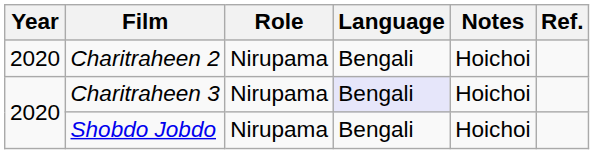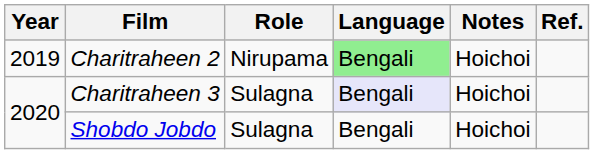(35, 58) 2020 -> (35, 58) 2019
(376, 58) no background -> (376, 58) lightgreen background
(279, 93) Nirupama -> (272, 93) Sulagna
(279, 129) Nirupama -> (272, 129) Sulagna
